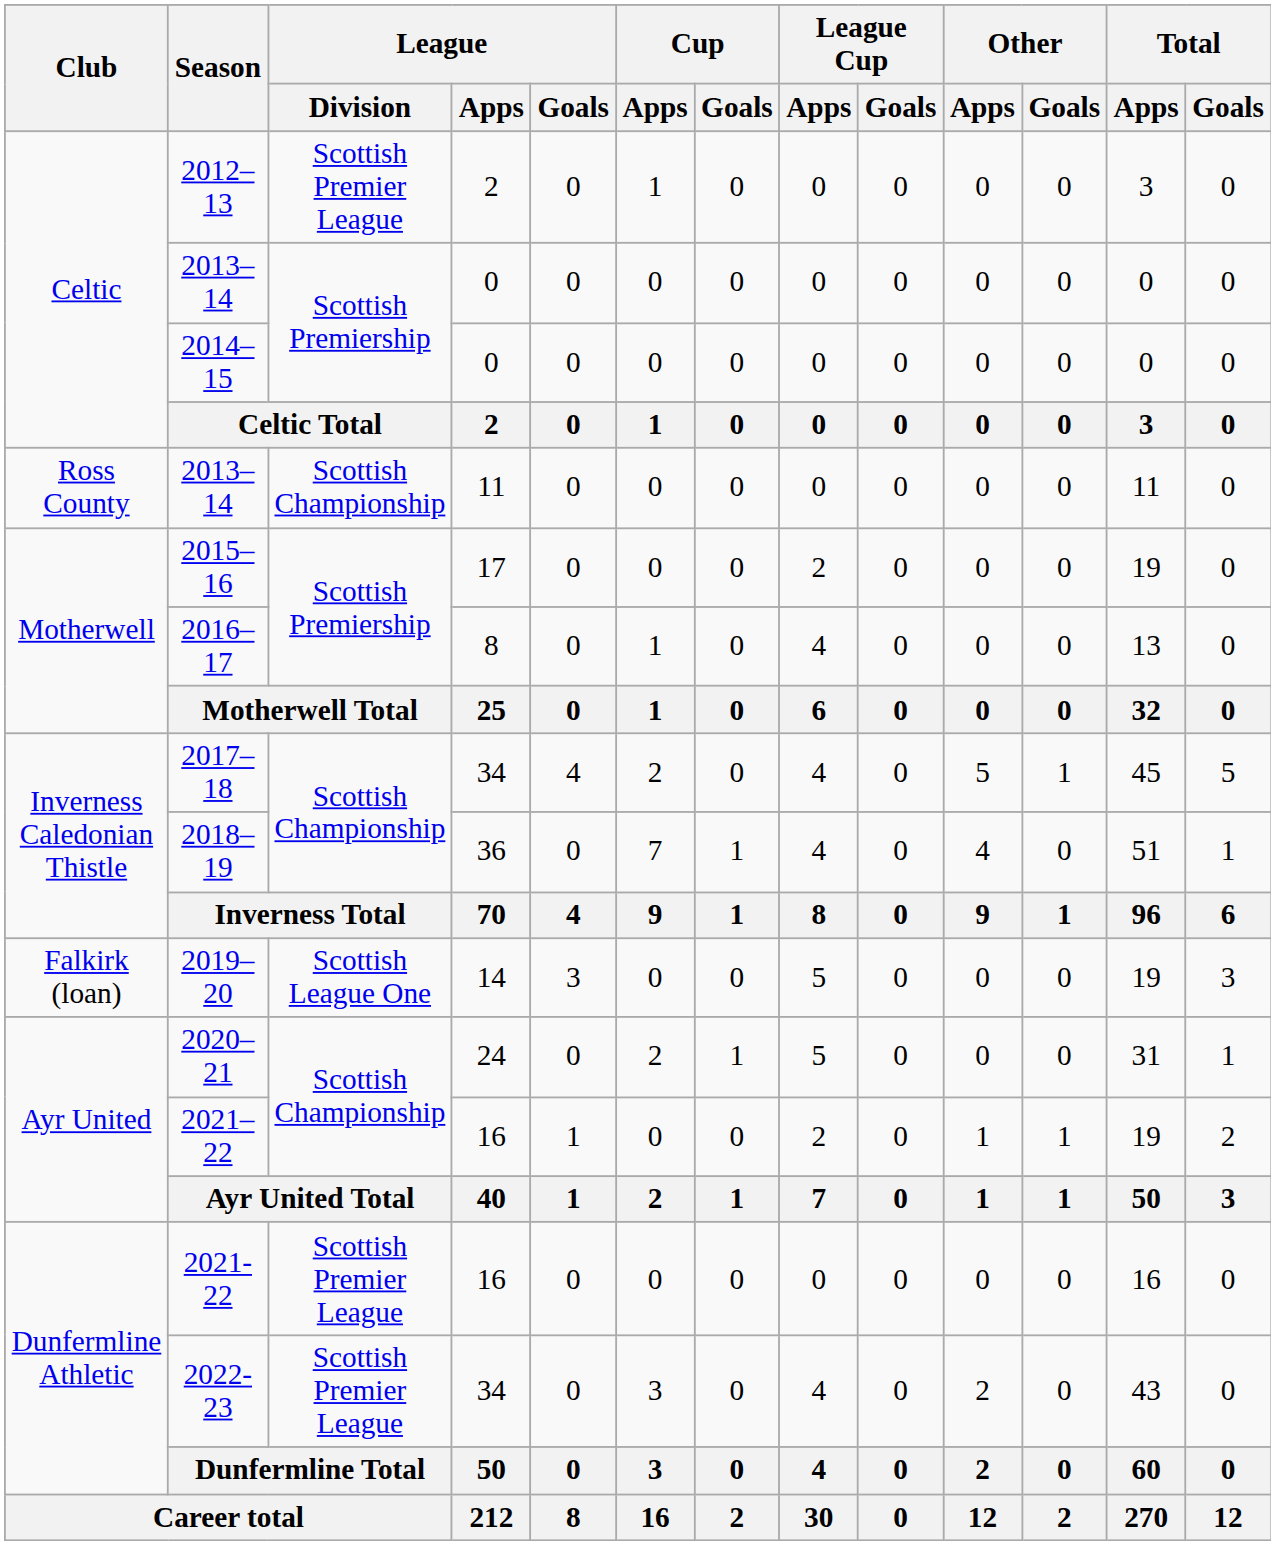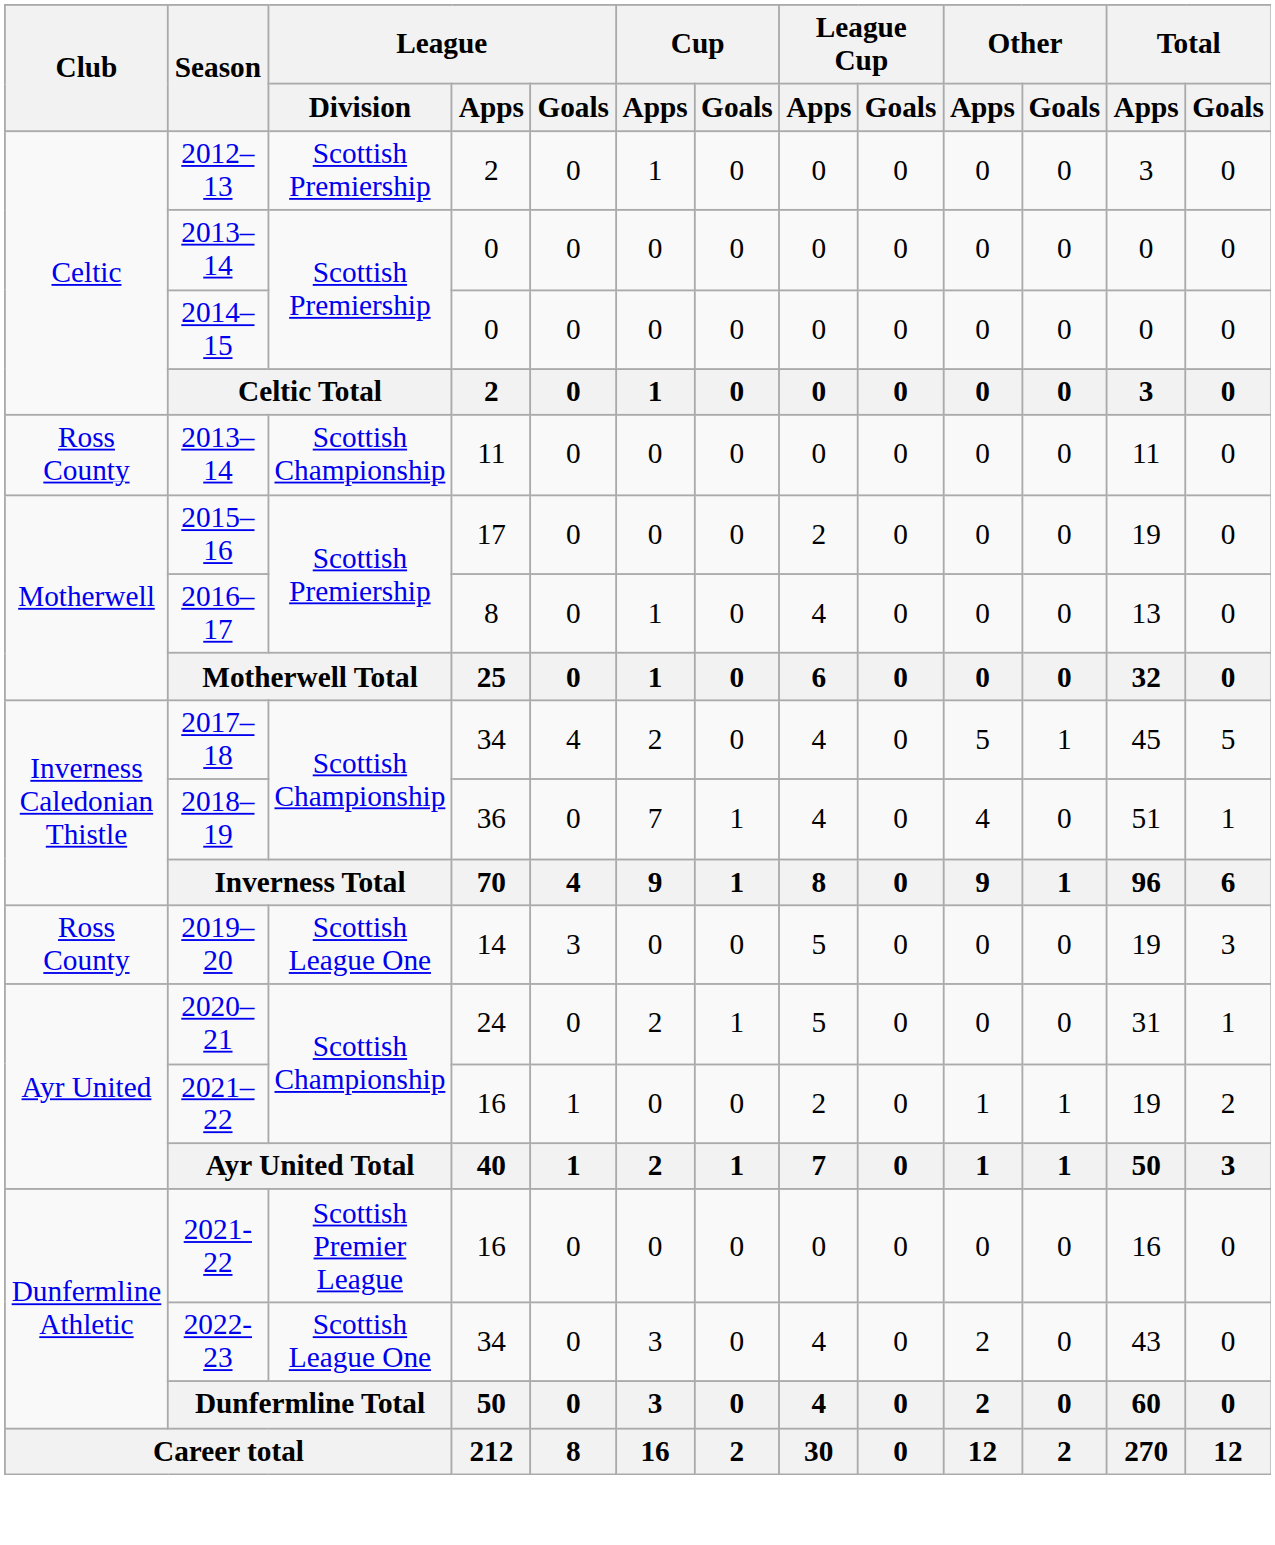(360, 186) Scottish Premier League -> (360, 170) Scottish Premiership
(86, 977) Falkirk (loan) -> (86, 944) Ross County
(360, 1390) Scottish Premier League -> (360, 1341) Scottish League One
